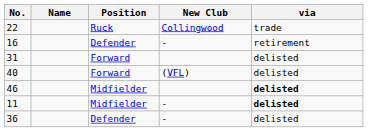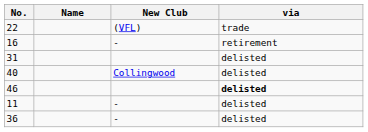- column: (124, 12)
(193, 27) Collingwood -> (127, 27) (VFL)
(176, 73) (VFL) -> (144, 73) Collingwood
(276, 104) bold -> (244, 104) normal
